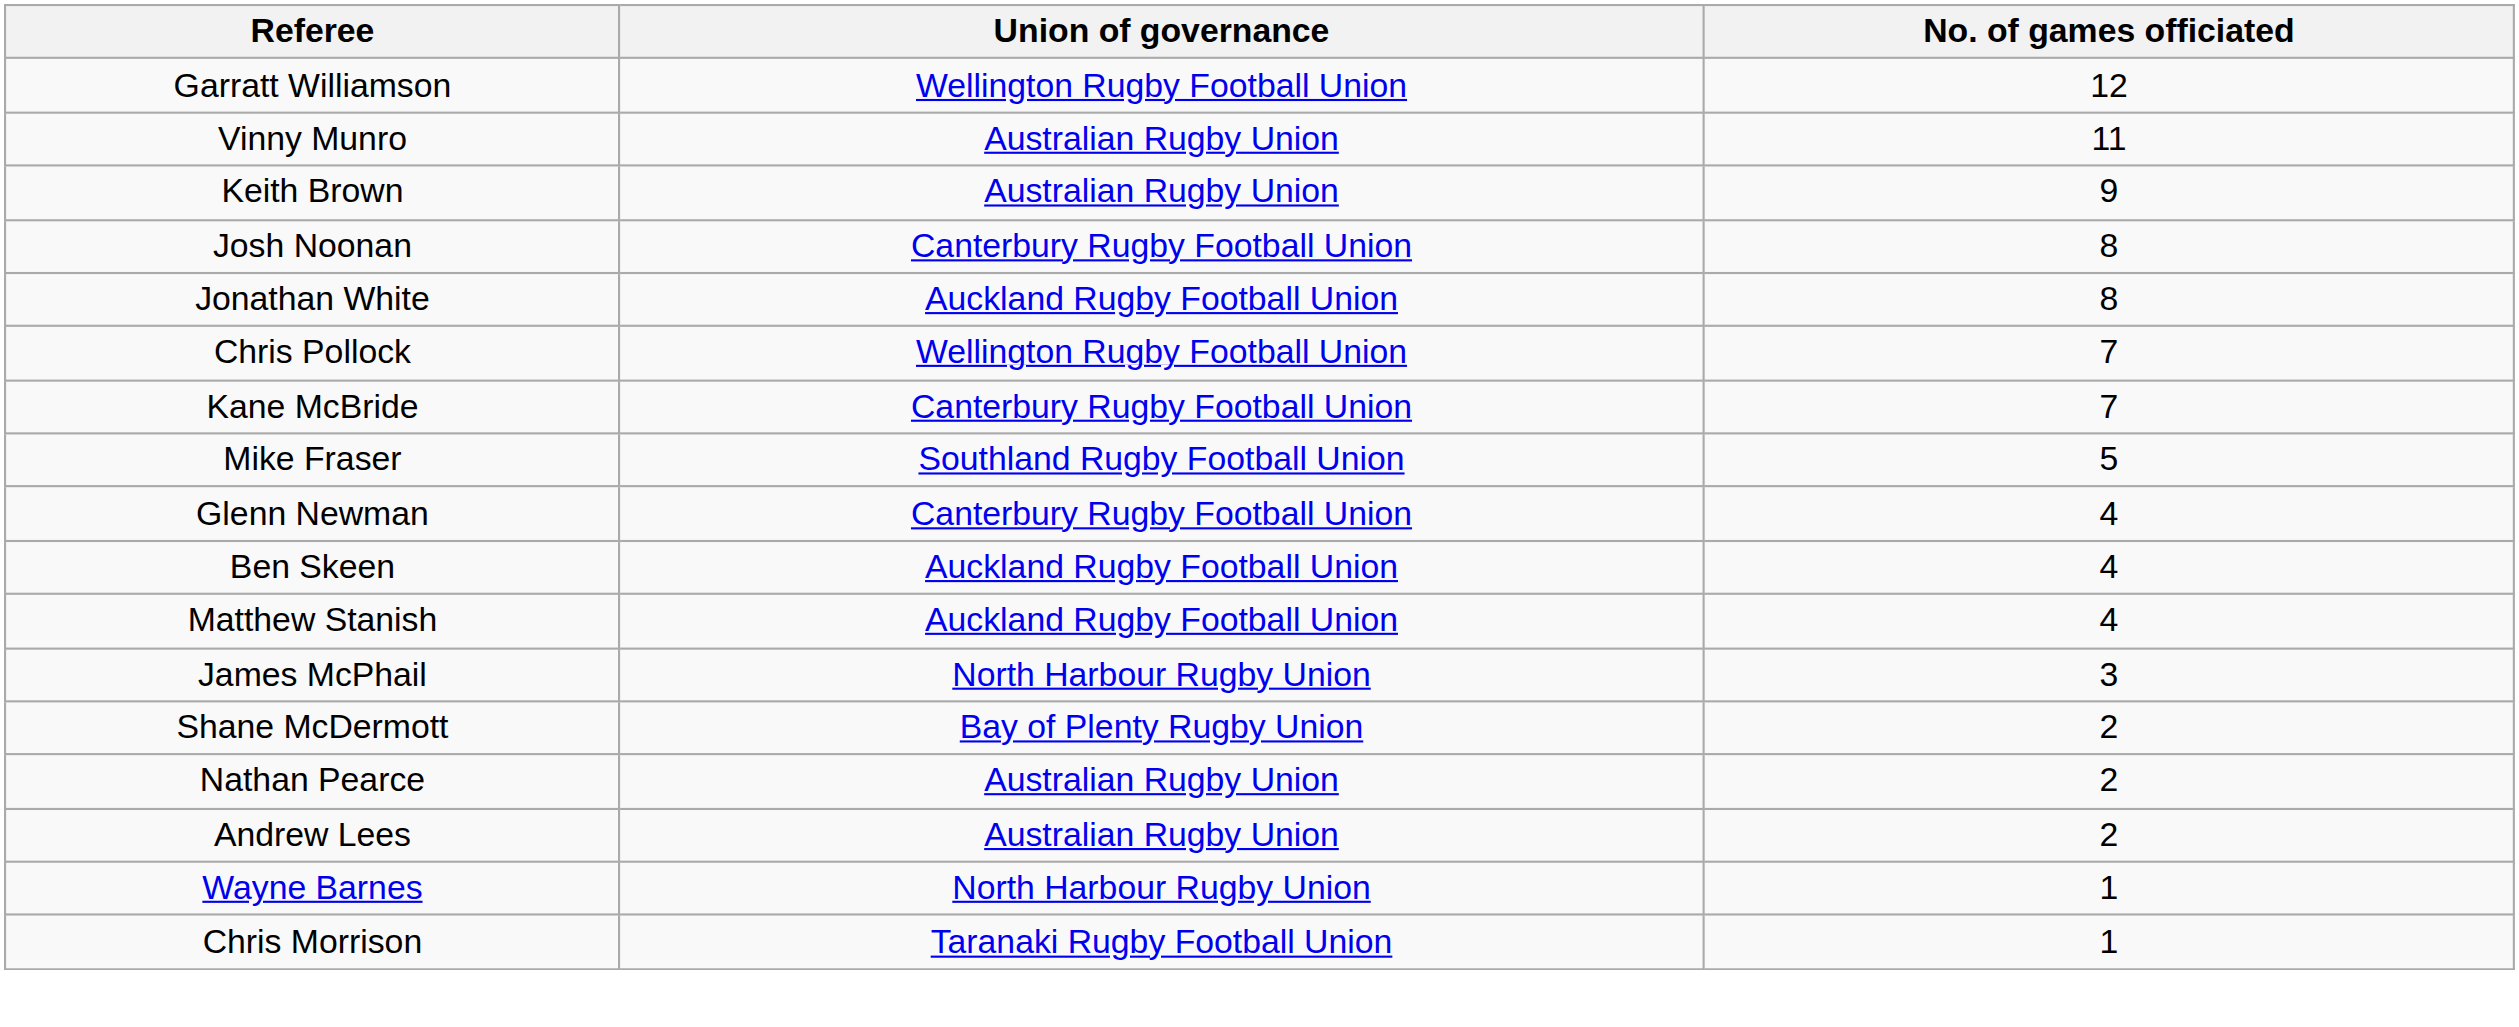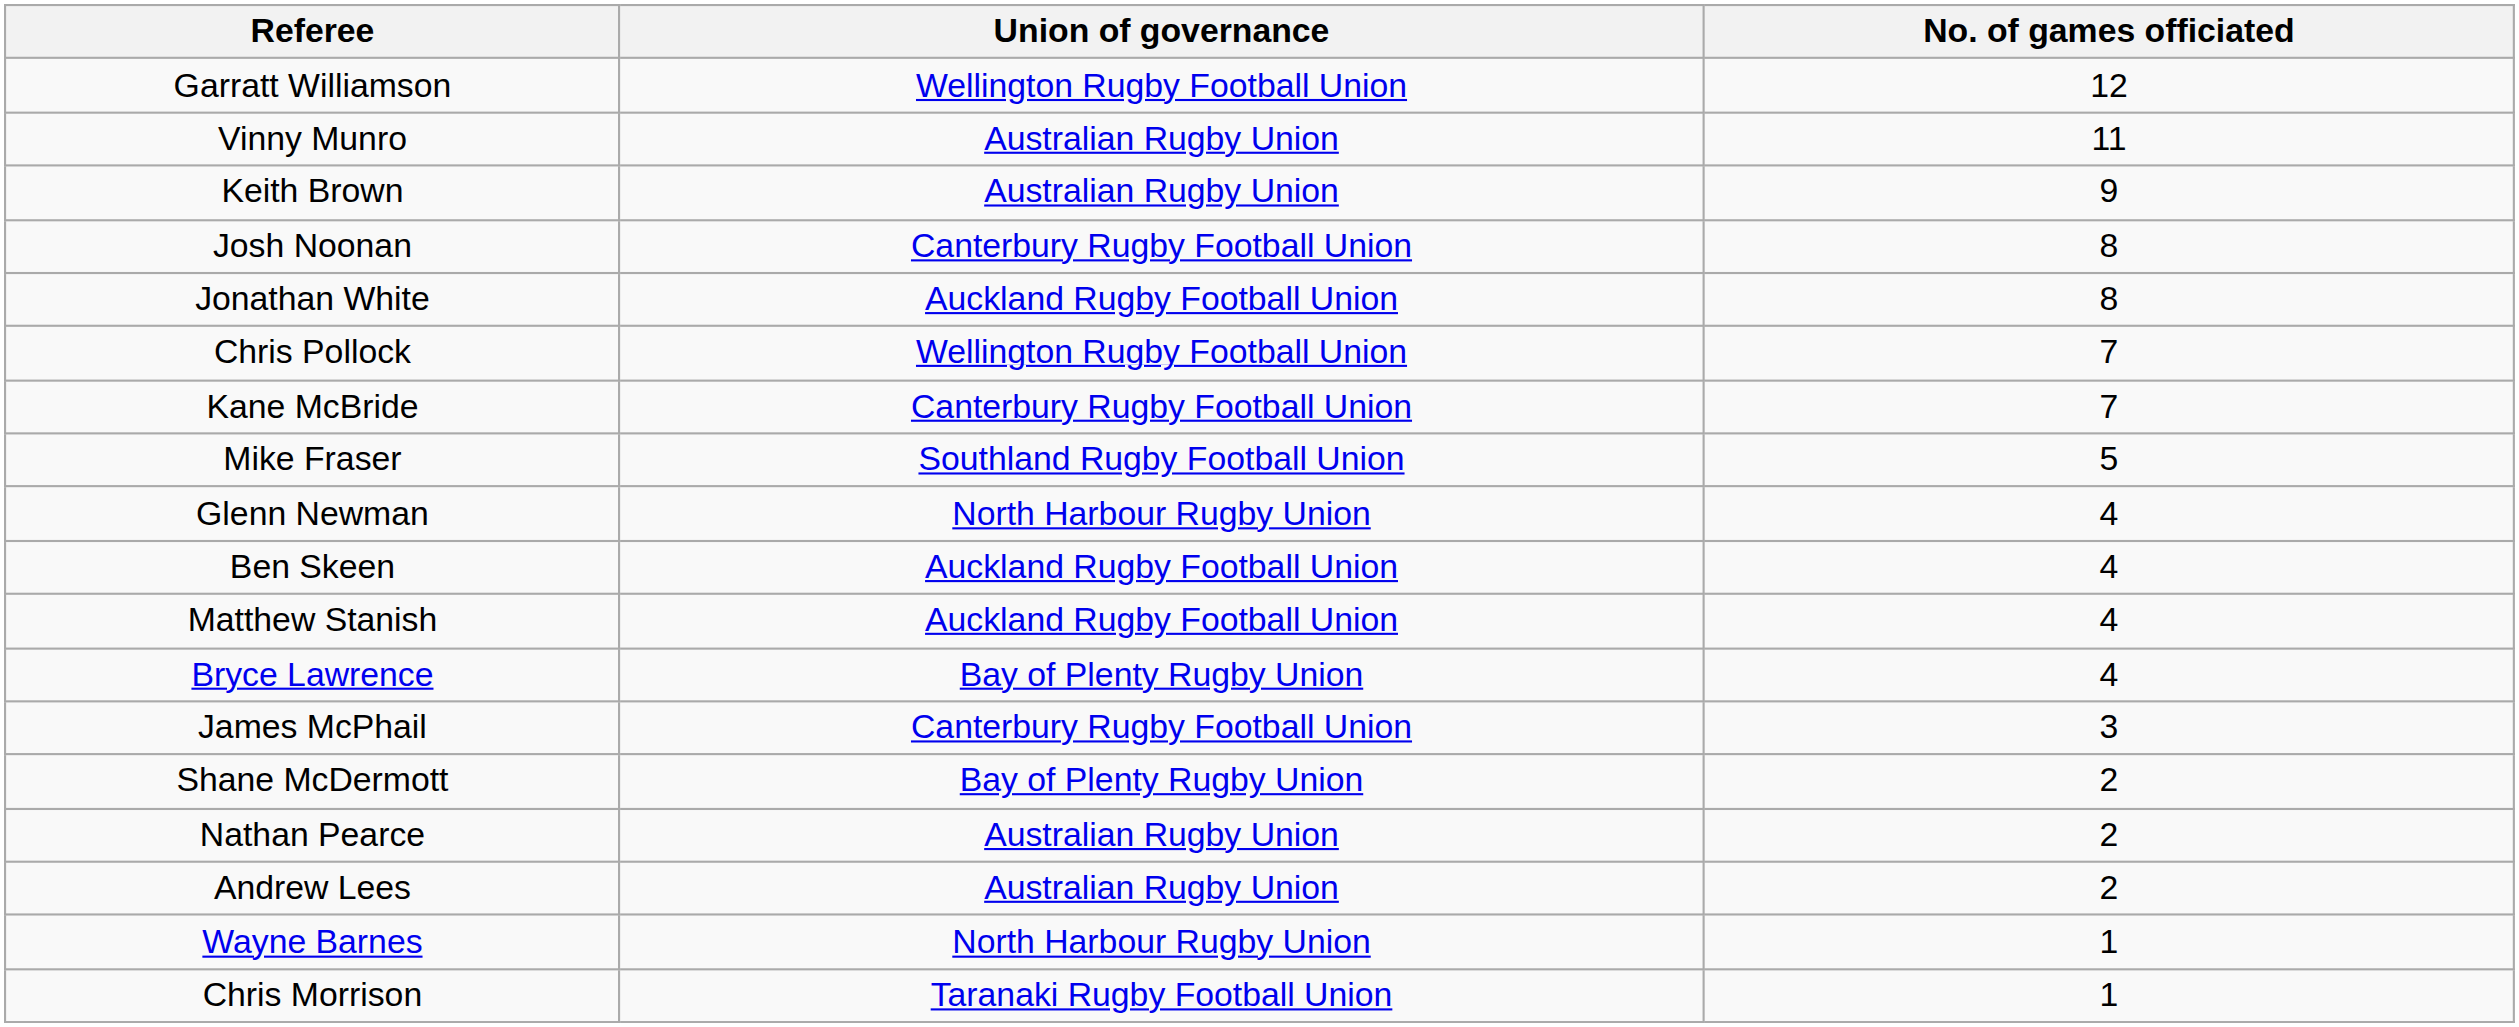(1161, 513) Canterbury Rugby Football Union -> (1162, 513) North Harbour Rugby Union
+ row: (312, 673)
(1162, 673) North Harbour Rugby Union -> (1161, 727) Canterbury Rugby Football Union
